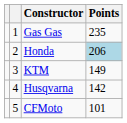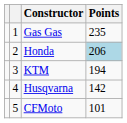(97, 70) 149 -> (97, 70) 194
